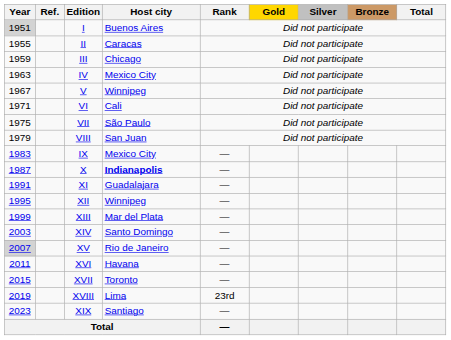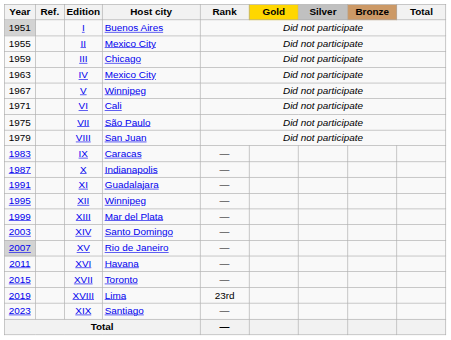(123, 43) Caracas -> (130, 43) Mexico City
(130, 153) Mexico City -> (123, 153) Caracas
(134, 169) bold -> (131, 169) normal
